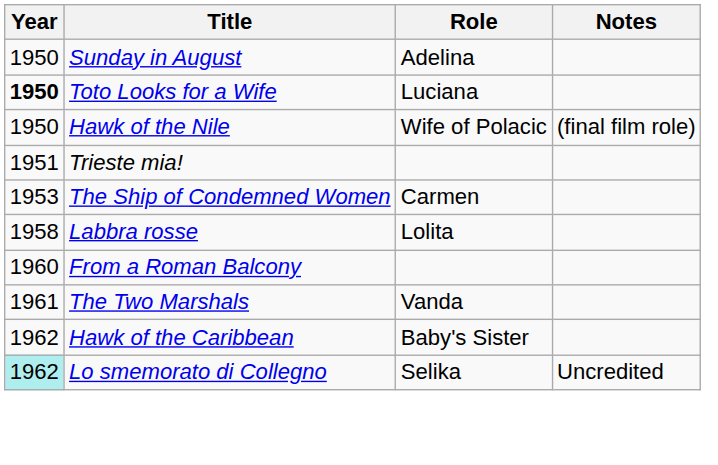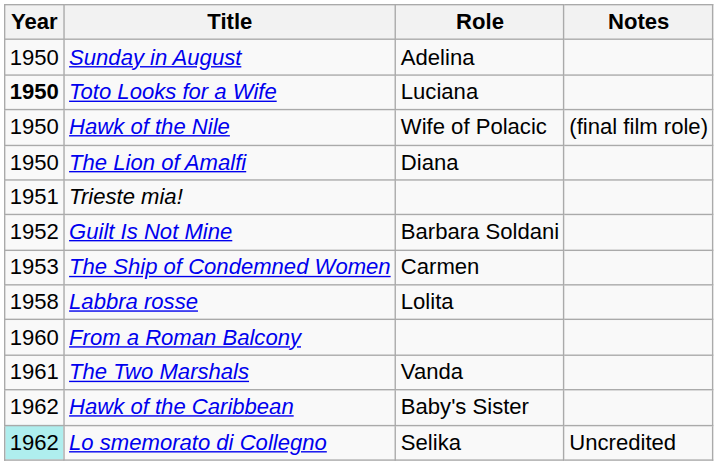+ row: (158, 162)
+ row: (151, 232)
